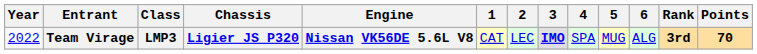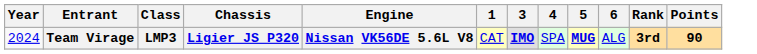- column: (522, 15)
(24, 38) 2022 -> (24, 38) 2024
(614, 38) normal -> (583, 38) bold
(725, 38) 70 -> (695, 38) 90
